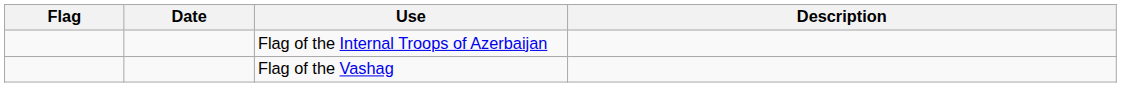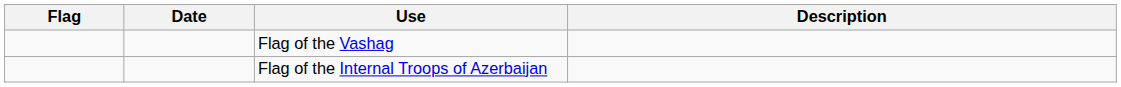rows swapped: (403, 43) <-> (326, 69)
